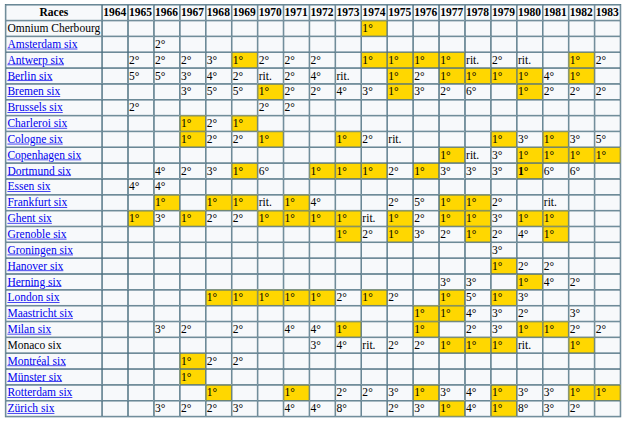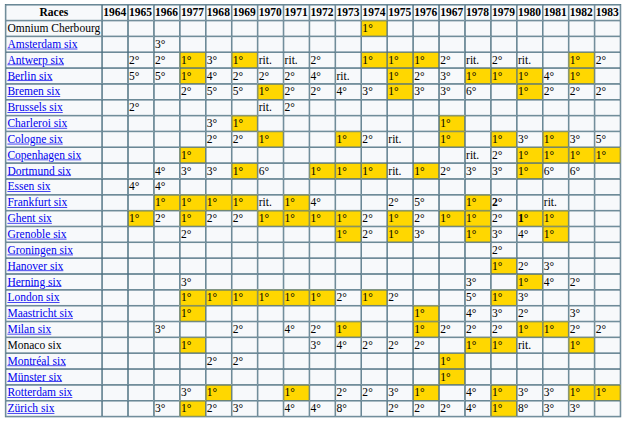columns swapped: (192, 12) <-> (452, 12)
(160, 44) 2° -> (160, 44) 3°
(264, 60) 2° -> (265, 60) rit.
(290, 60) 2° -> (291, 60) rit.
(265, 76) rit. -> (264, 76) 2°
(264, 107) 2° -> (265, 107) rit.
(212, 123) 2° -> (212, 123) 3°
(497, 155) 3° -> (497, 155) 2°
(393, 171) 2° -> (395, 171) rit.
(523, 171) bold -> (523, 171) normal
(497, 202) normal -> (497, 202) bold
(160, 218) 3° -> (160, 218) 2°
(369, 218) rit. -> (368, 218) 2°
(497, 218) 3° -> (497, 218) 2°
(523, 218) normal -> (523, 218) bold
(497, 234) 2° -> (497, 234) 3°
(497, 250) 3° -> (497, 250) 2°
(549, 266) 2° -> (549, 266) 3°
(316, 329) 4° -> (316, 329) 2°
(497, 329) 3° -> (497, 329) 2°
(369, 345) rit. -> (368, 345) 2°
(419, 408) 3° -> (419, 408) 2°
(575, 408) 2° -> (575, 408) 3°
